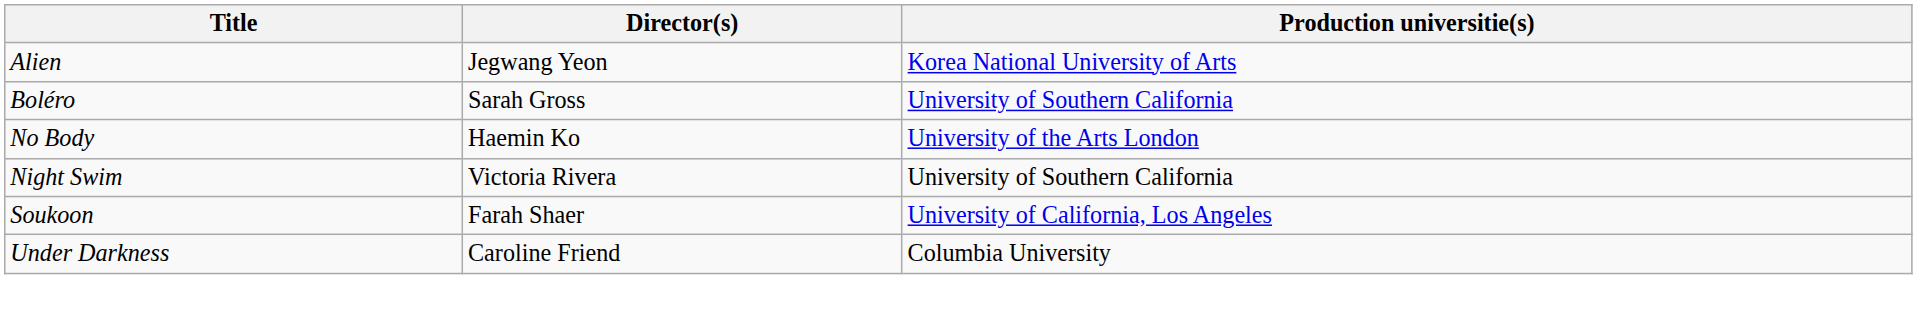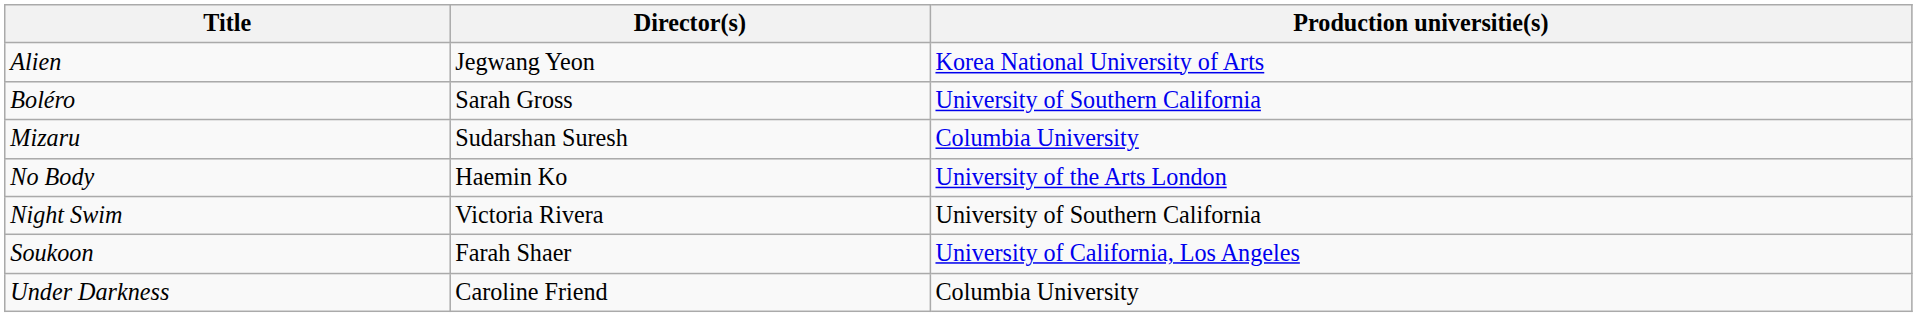+ row: (45, 138)
